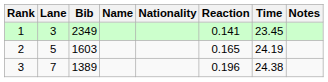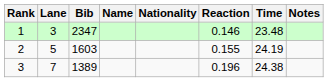(84, 31) 2349 -> (84, 31) 2347
(226, 31) 0.141 -> (226, 31) 0.146
(269, 31) 23.45 -> (269, 31) 23.48
(226, 49) 0.165 -> (226, 49) 0.155
